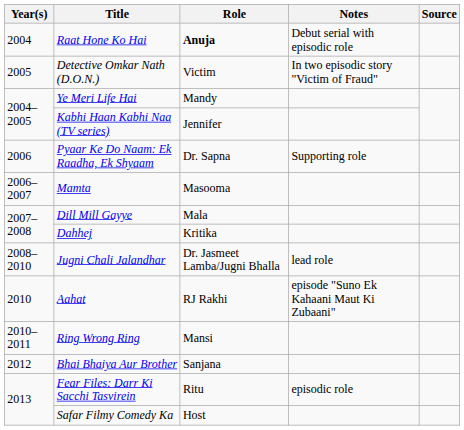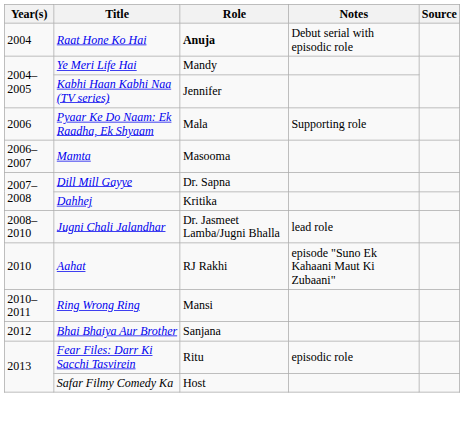- row: (111, 72)
(207, 156) Dr. Sapna -> (195, 123) Mala
(195, 214) Mala -> (207, 182) Dr. Sapna
